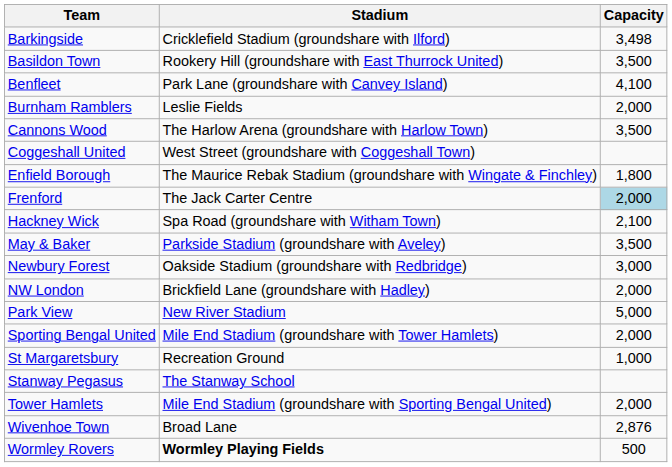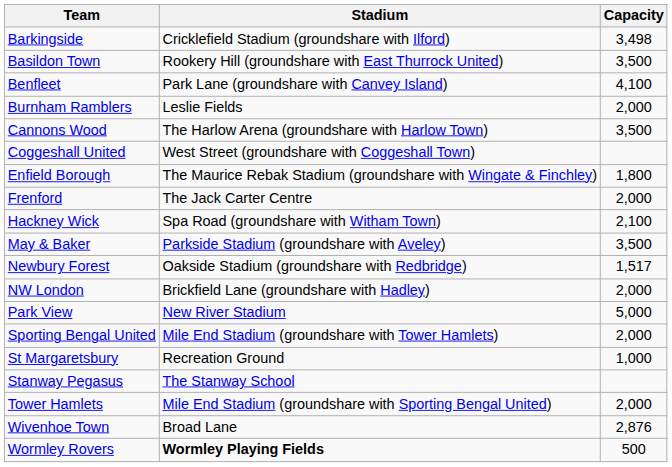(634, 198) lightblue background -> (634, 198) no background
(634, 267) 3,000 -> (634, 267) 1,517
